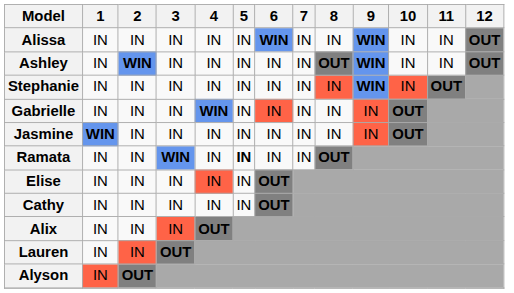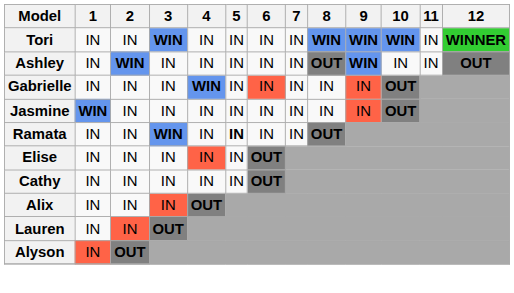+ row: (40, 39)
- row: (43, 39)
- row: (43, 87)
